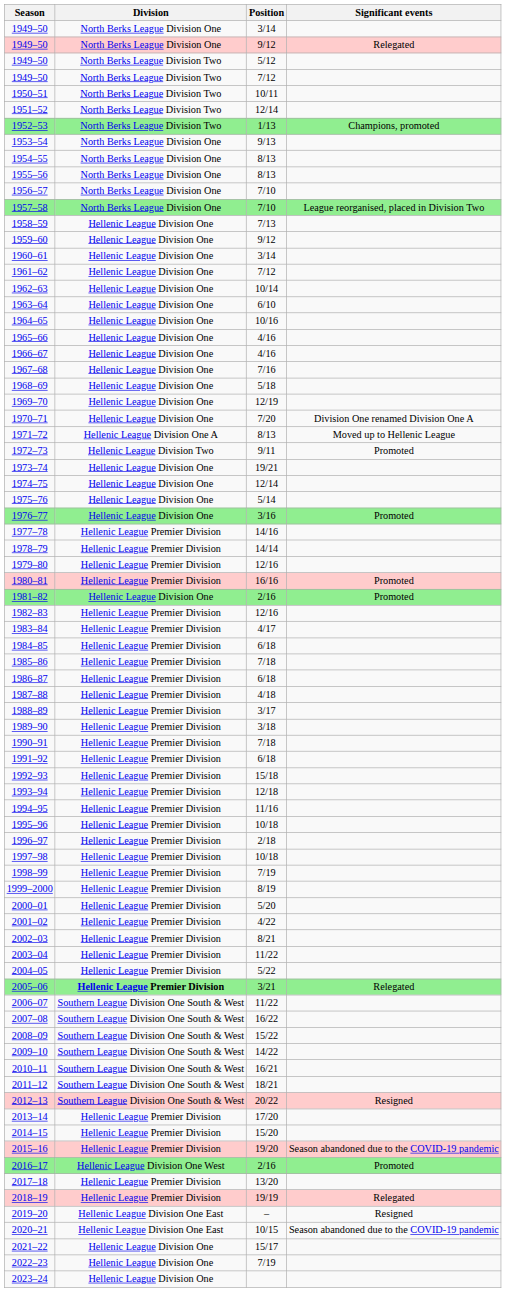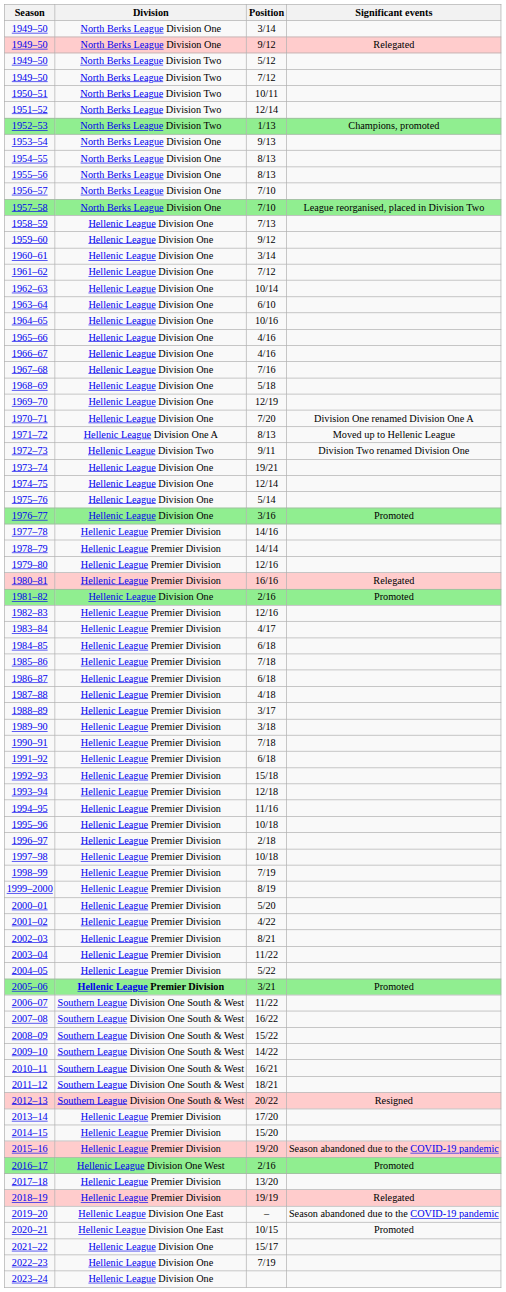(394, 451) Promoted -> (394, 451) Division Two renamed Division One
(394, 581) Promoted -> (394, 581) Relegated
(394, 987) Relegated -> (394, 987) Promoted
(394, 1214) Resigned -> (394, 1214) Season abandoned due to the COVID-19 pandemic
(394, 1230) Season abandoned due to the COVID-19 pandemic -> (394, 1230) Promoted
